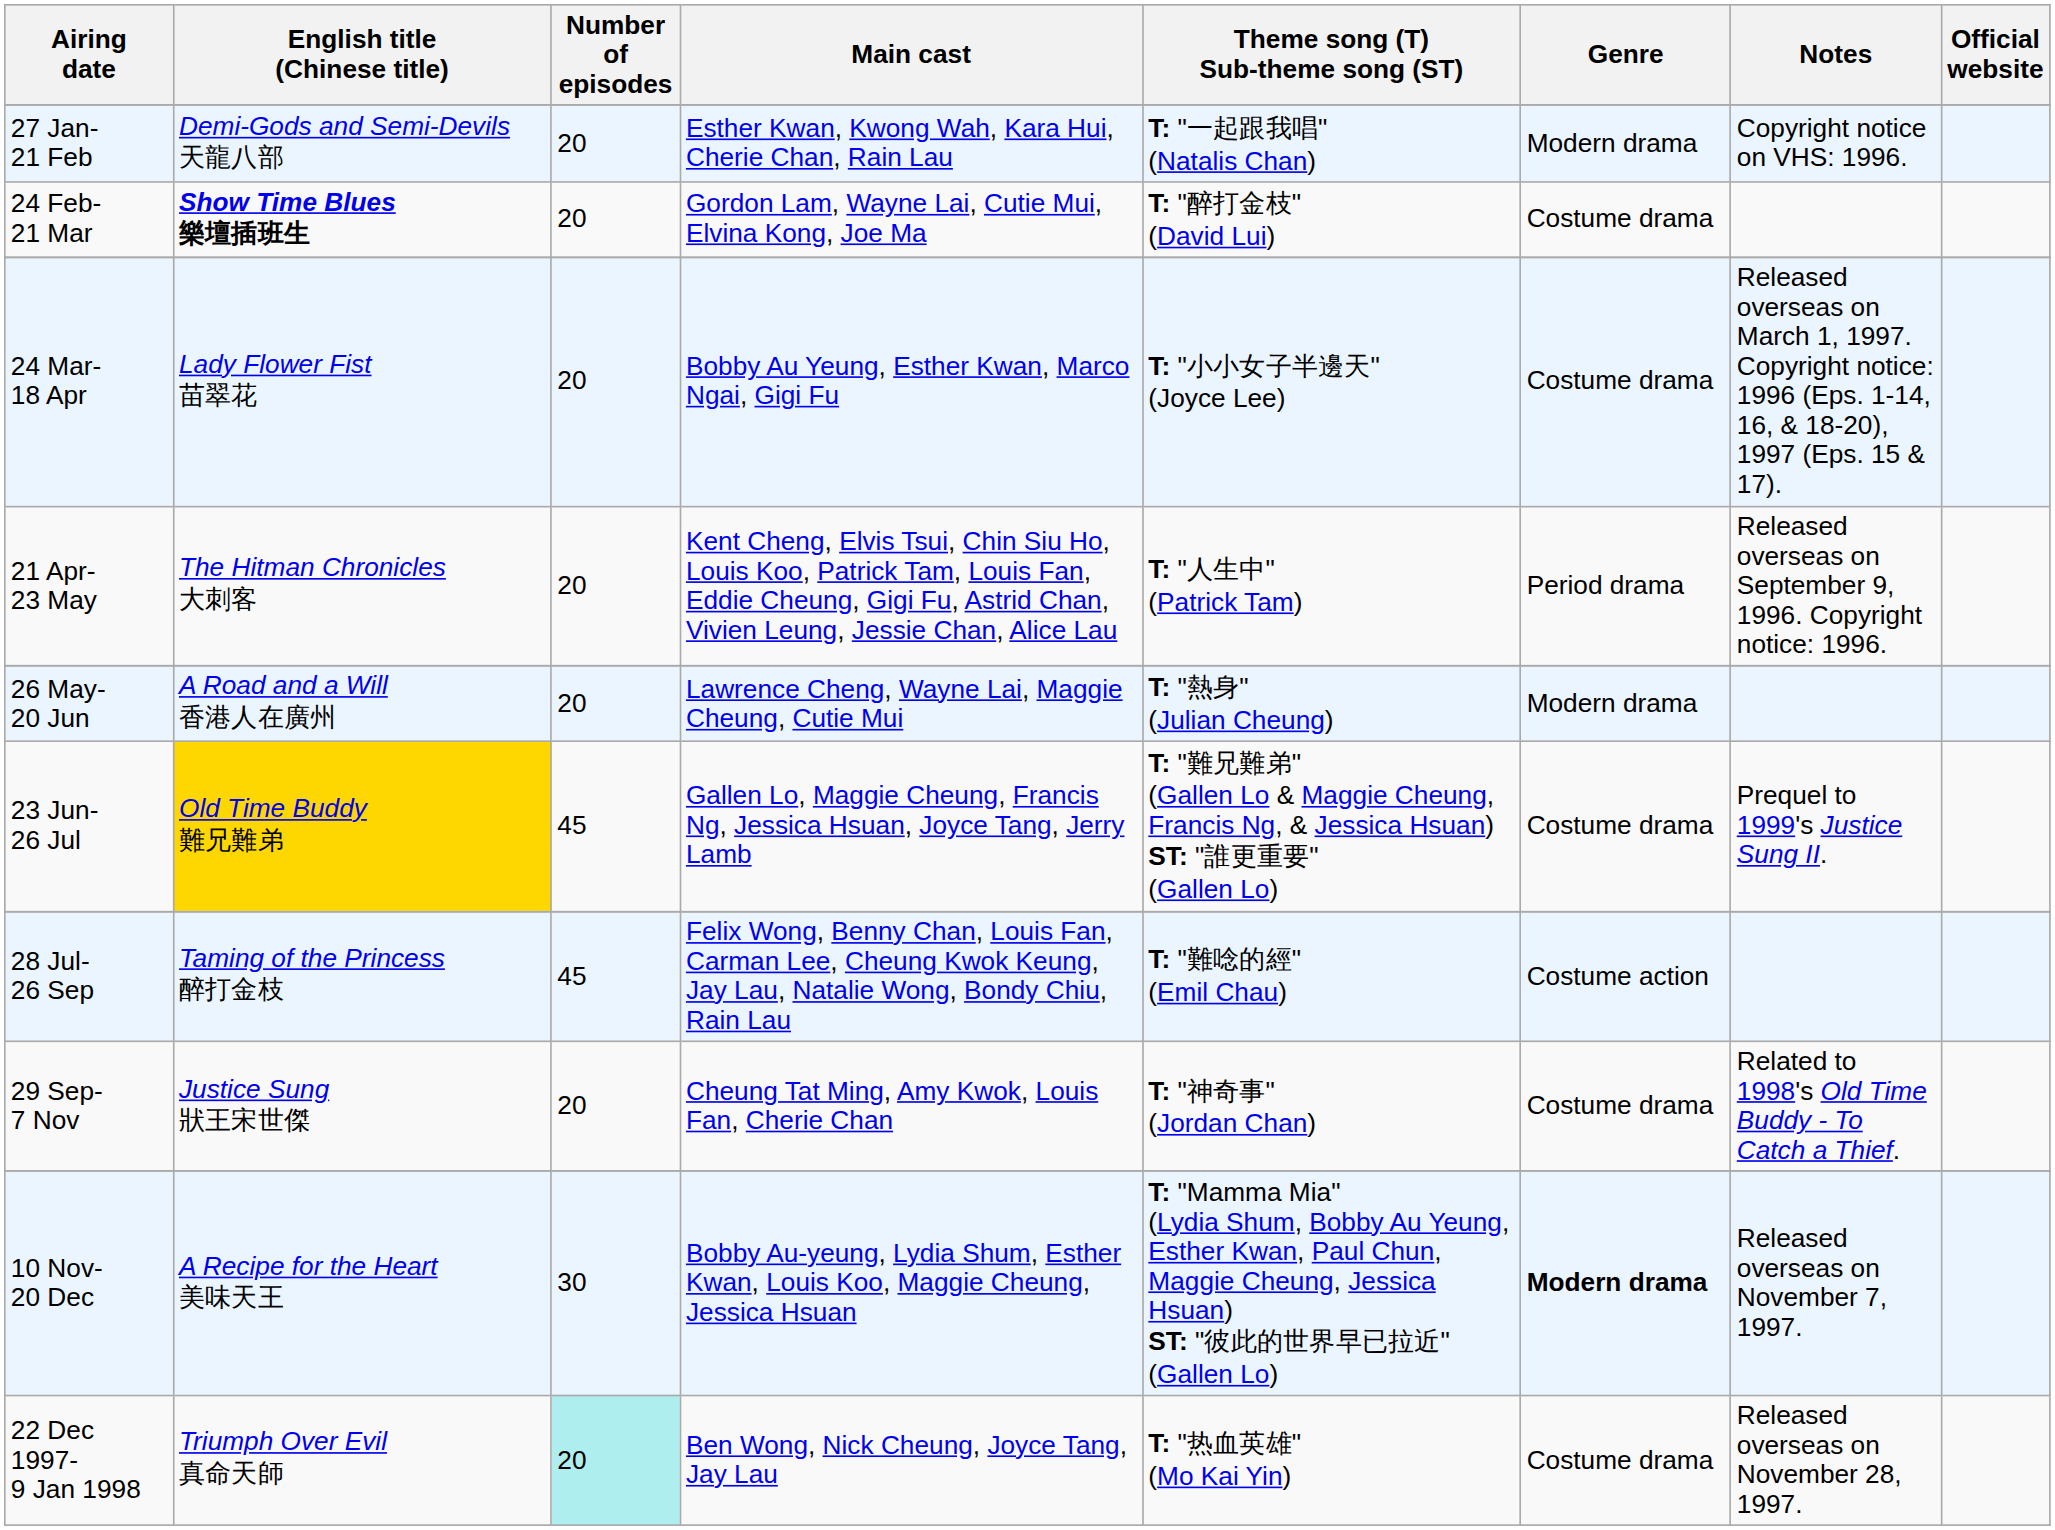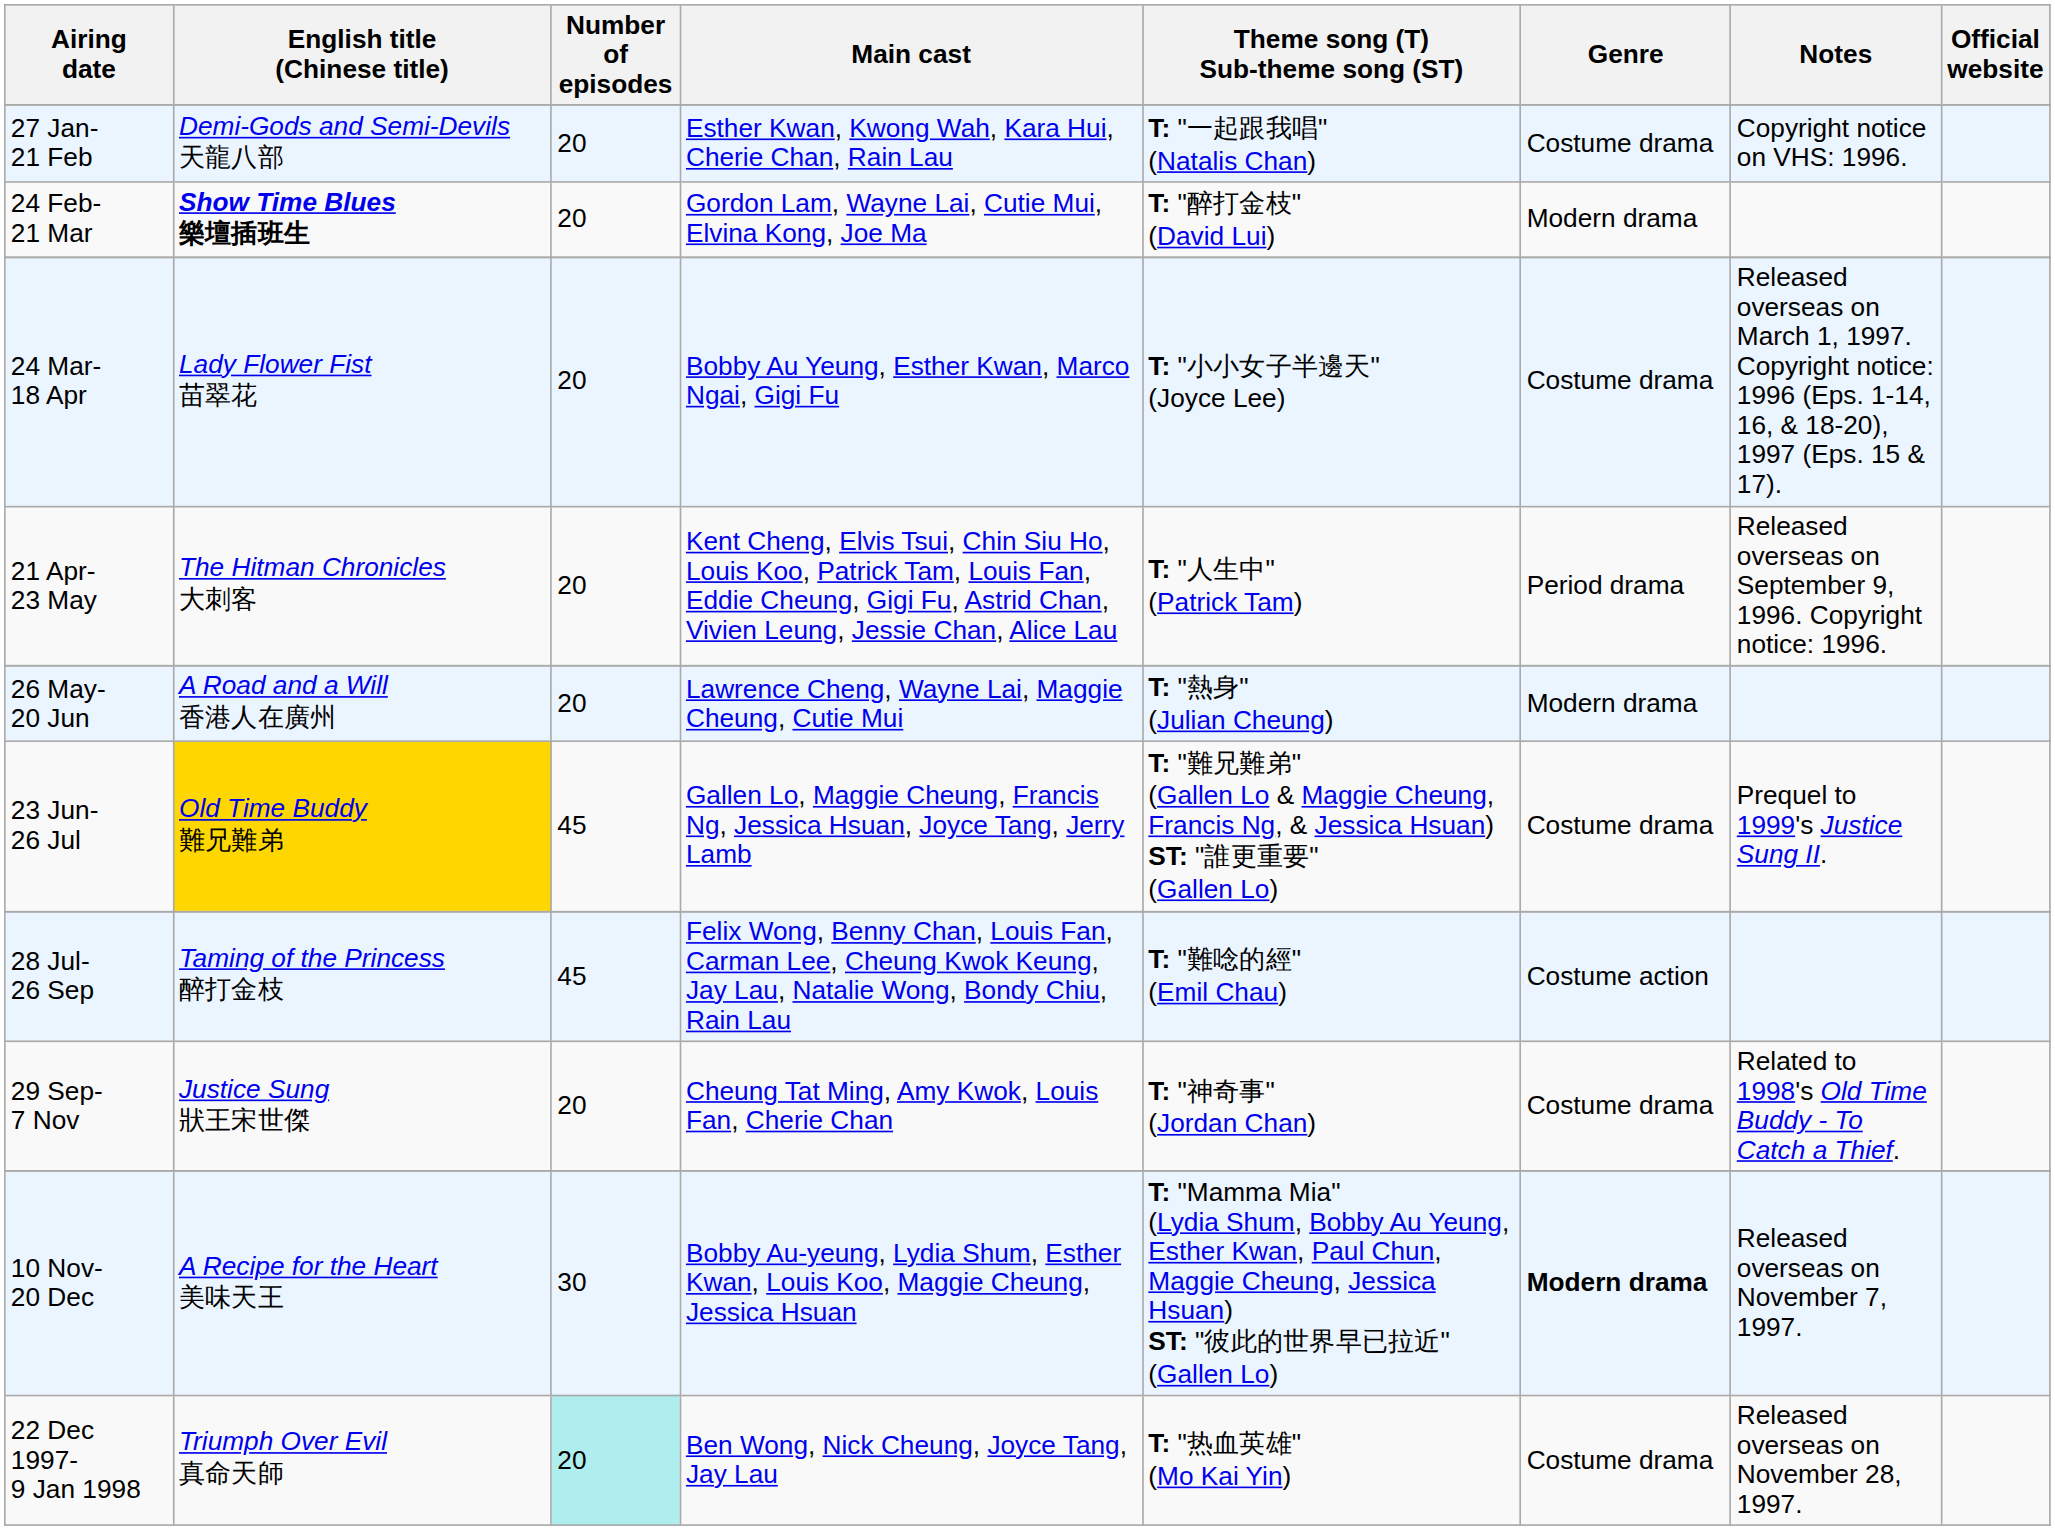(1612, 143) Modern drama -> (1620, 143) Costume drama
(1620, 219) Costume drama -> (1612, 219) Modern drama
